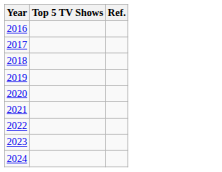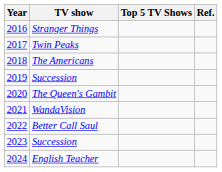+ column: (74, 12)
